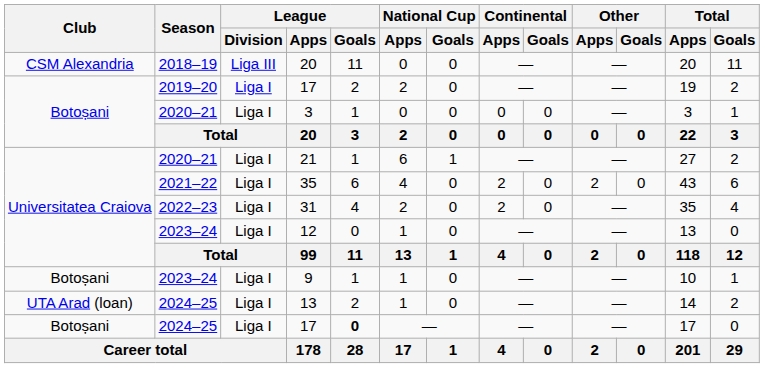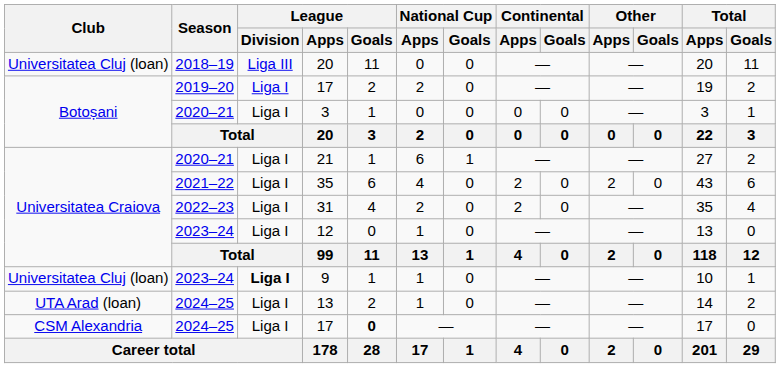(80, 64) CSM Alexandria -> (88, 64) Universitatea Cluj (loan)
(80, 278) Botoșani -> (88, 278) Universitatea Cluj (loan)
(253, 278) normal -> (270, 278) bold
(80, 326) Botoșani -> (88, 326) CSM Alexandria
